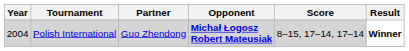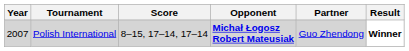columns swapped: (153, 12) <-> (320, 12)
(18, 33) 2004 -> (18, 33) 2007
